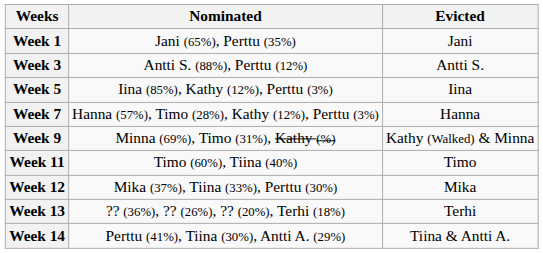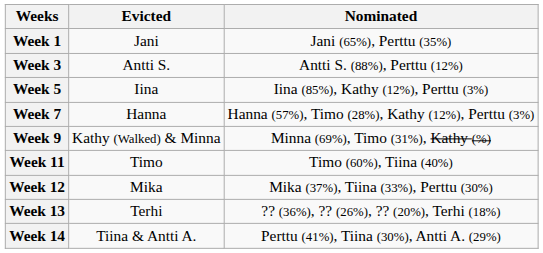columns swapped: (225, 16) <-> (460, 16)
